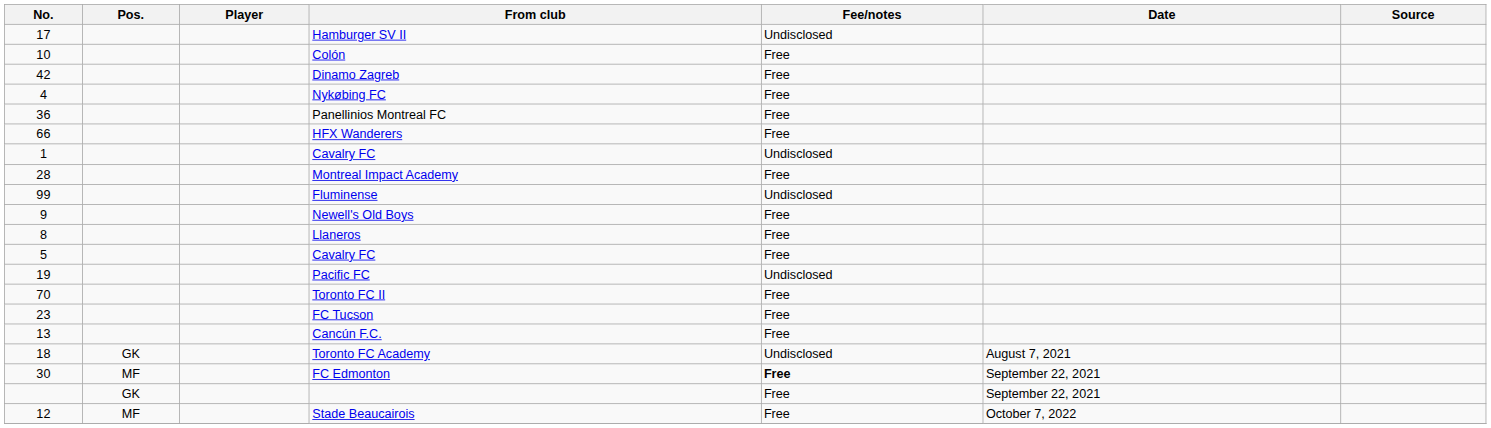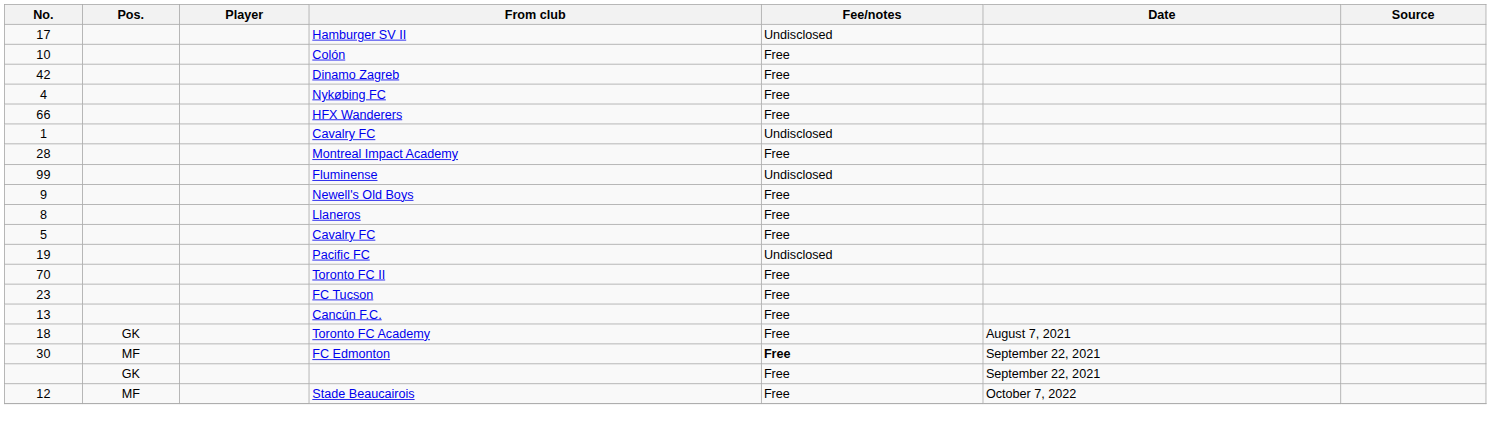- row: (43, 114)
(798, 354) Undisclosed -> (777, 334) Free
